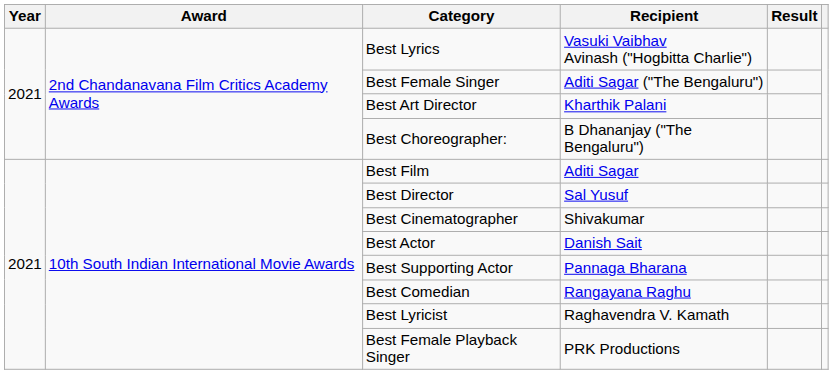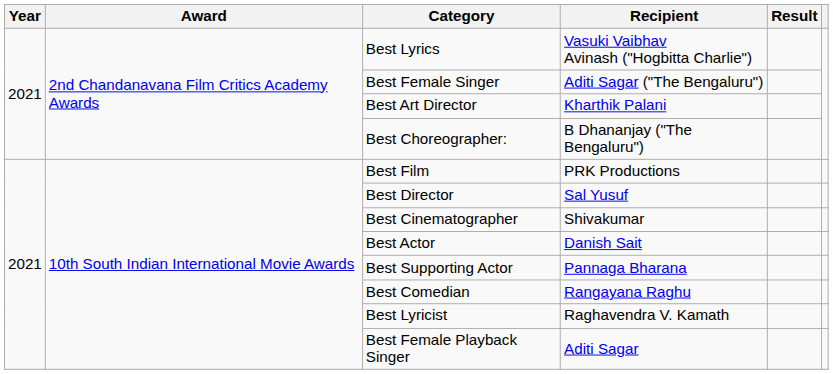(601, 171) Aditi Sagar -> (622, 171) PRK Productions
(622, 348) PRK Productions -> (601, 348) Aditi Sagar
